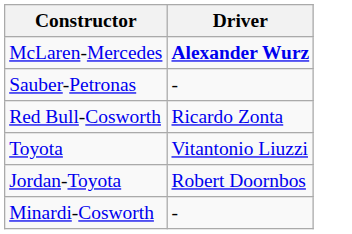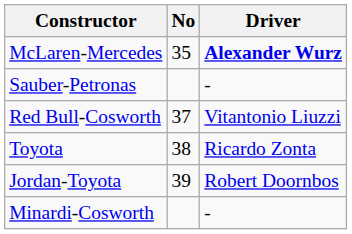+ column: (183, 20)
(227, 116) Ricardo Zonta -> (273, 116) Vitantonio Liuzzi
(240, 149) Vitantonio Liuzzi -> (260, 149) Ricardo Zonta
